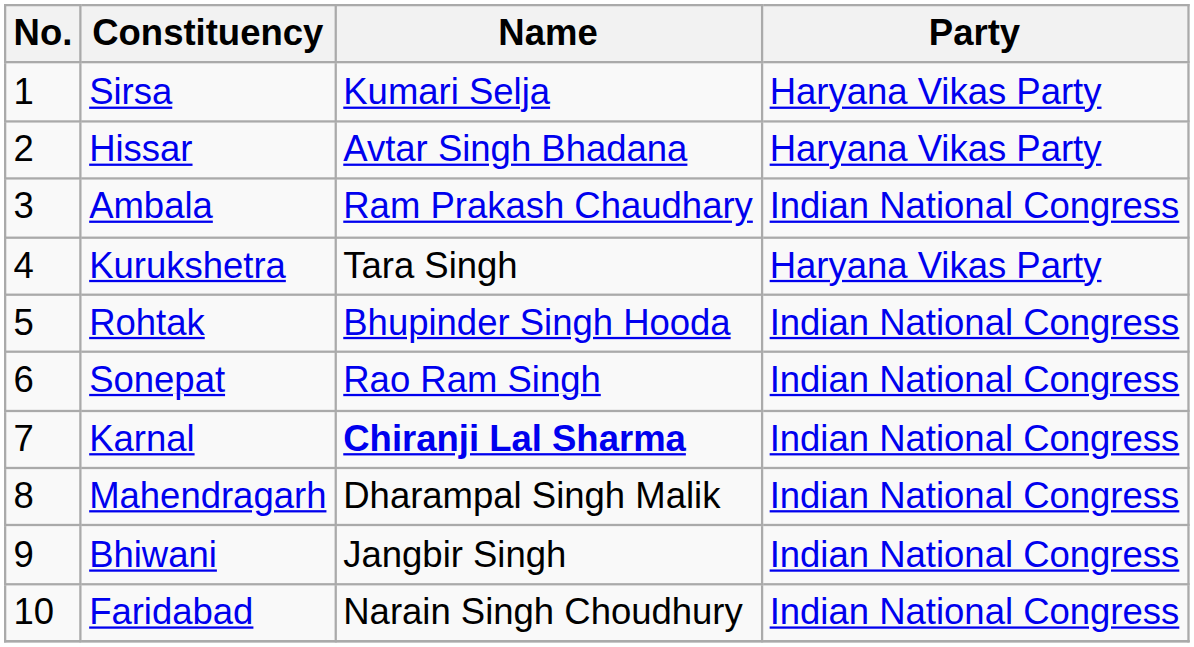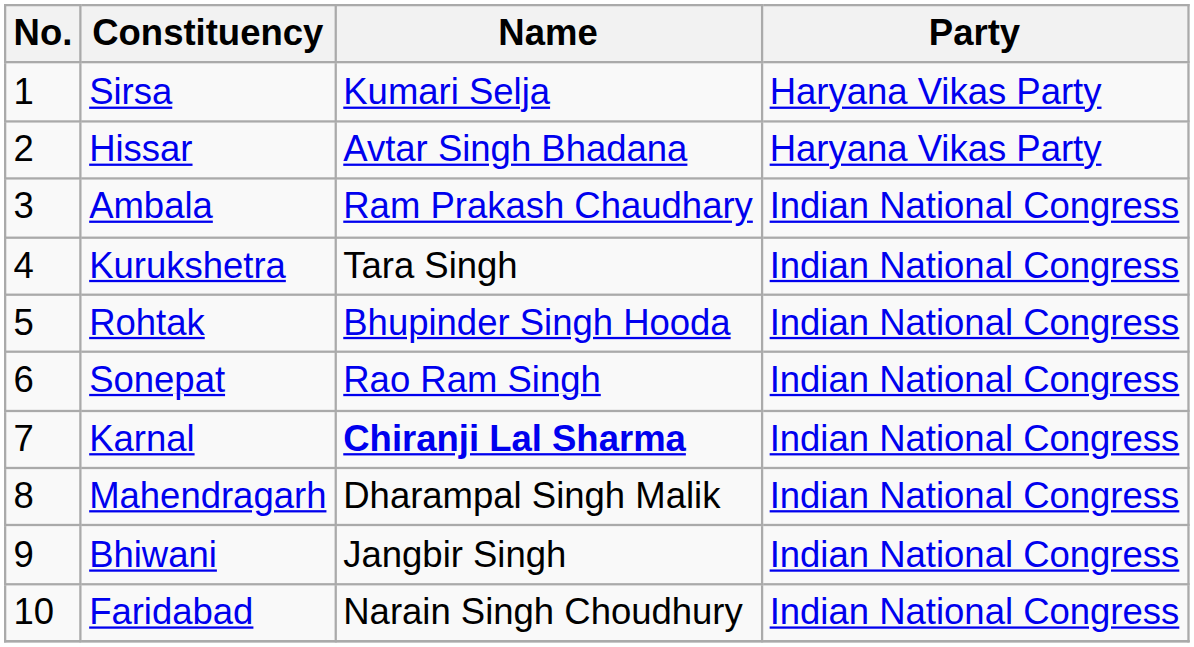(936, 264) Haryana Vikas Party -> (974, 264) Indian National Congress
